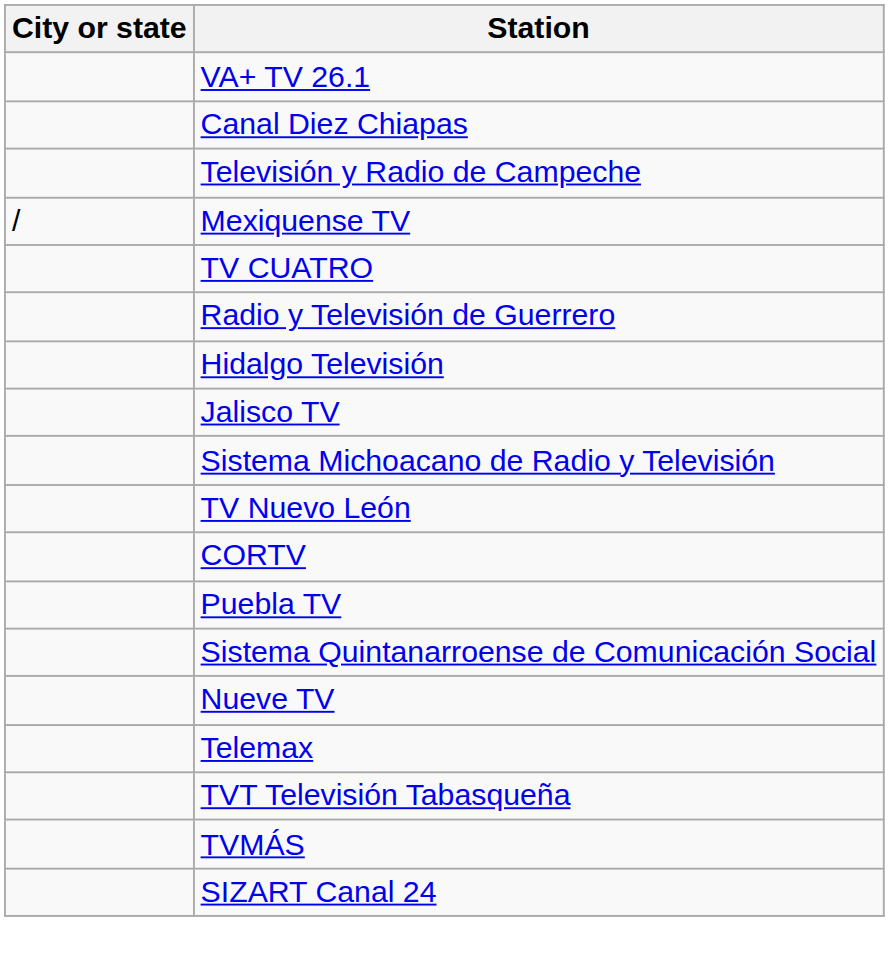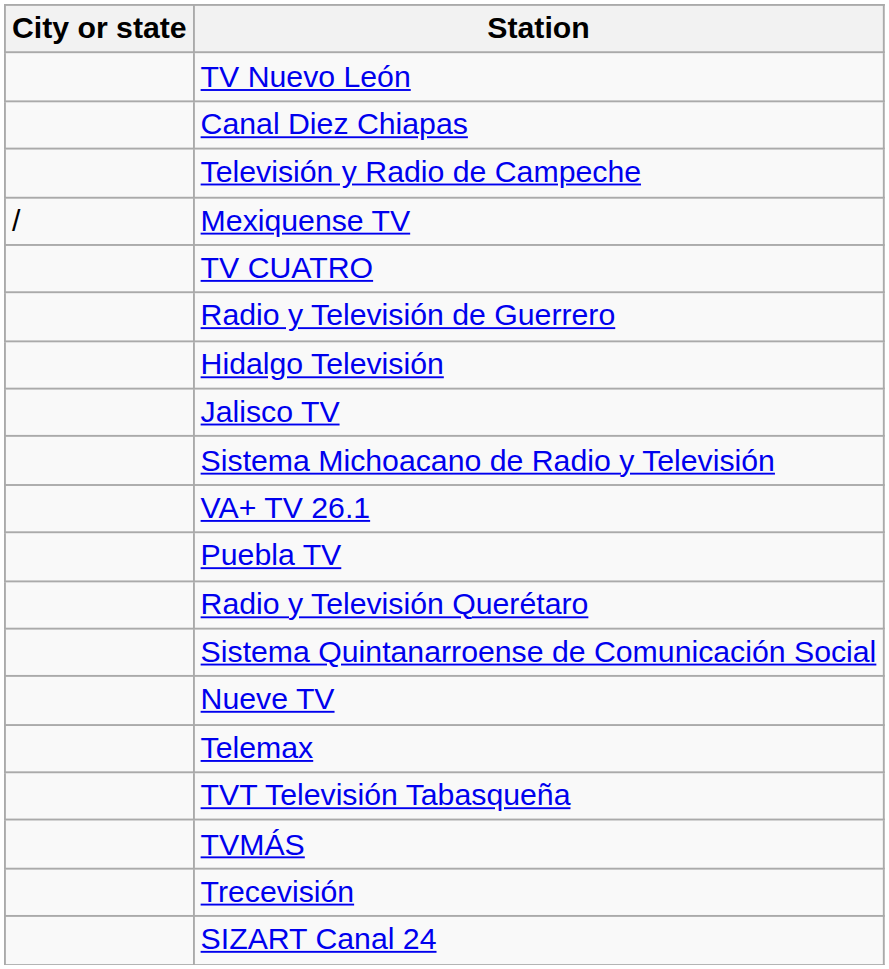rows swapped: (285, 76) <-> (306, 508)
- row: (253, 556)
+ row: (394, 603)
+ row: (277, 891)
